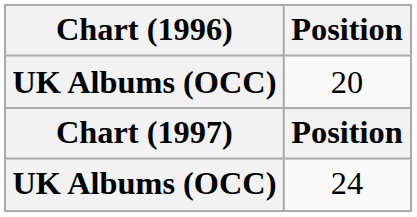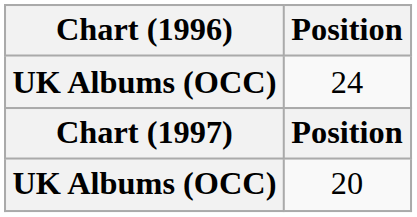rows swapped: (347, 81) <-> (347, 183)
